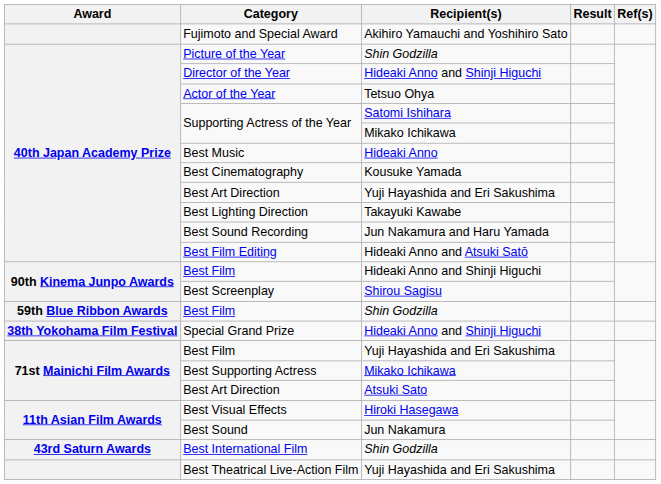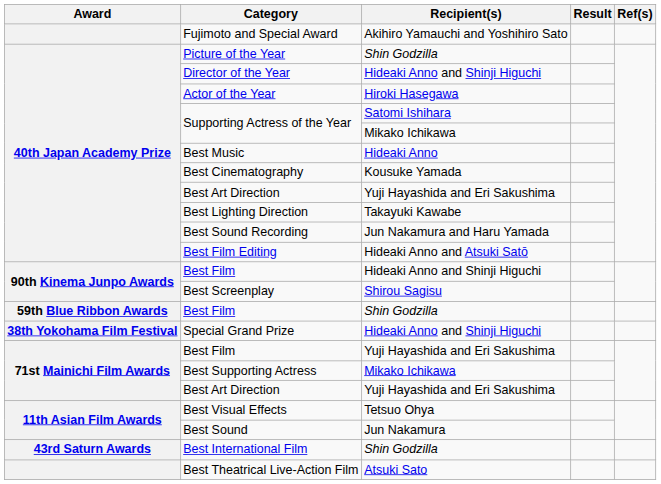(399, 93) Tetsuo Ohya -> (411, 93) Hiroki Hasegawa
(396, 390) Atsuki Sato -> (460, 390) Yuji Hayashida and Eri Sakushima
(411, 410) Hiroki Hasegawa -> (399, 410) Tetsuo Ohya
(460, 469) Yuji Hayashida and Eri Sakushima -> (396, 469) Atsuki Sato
